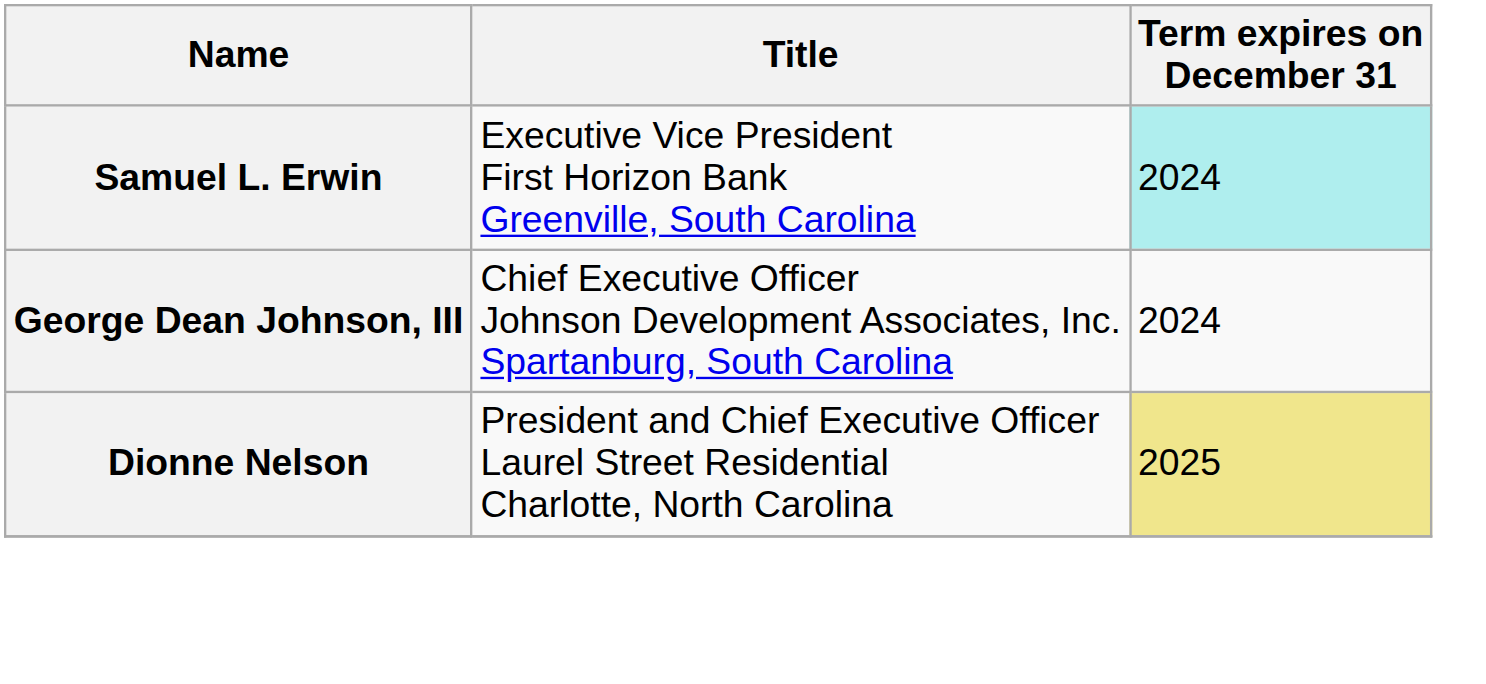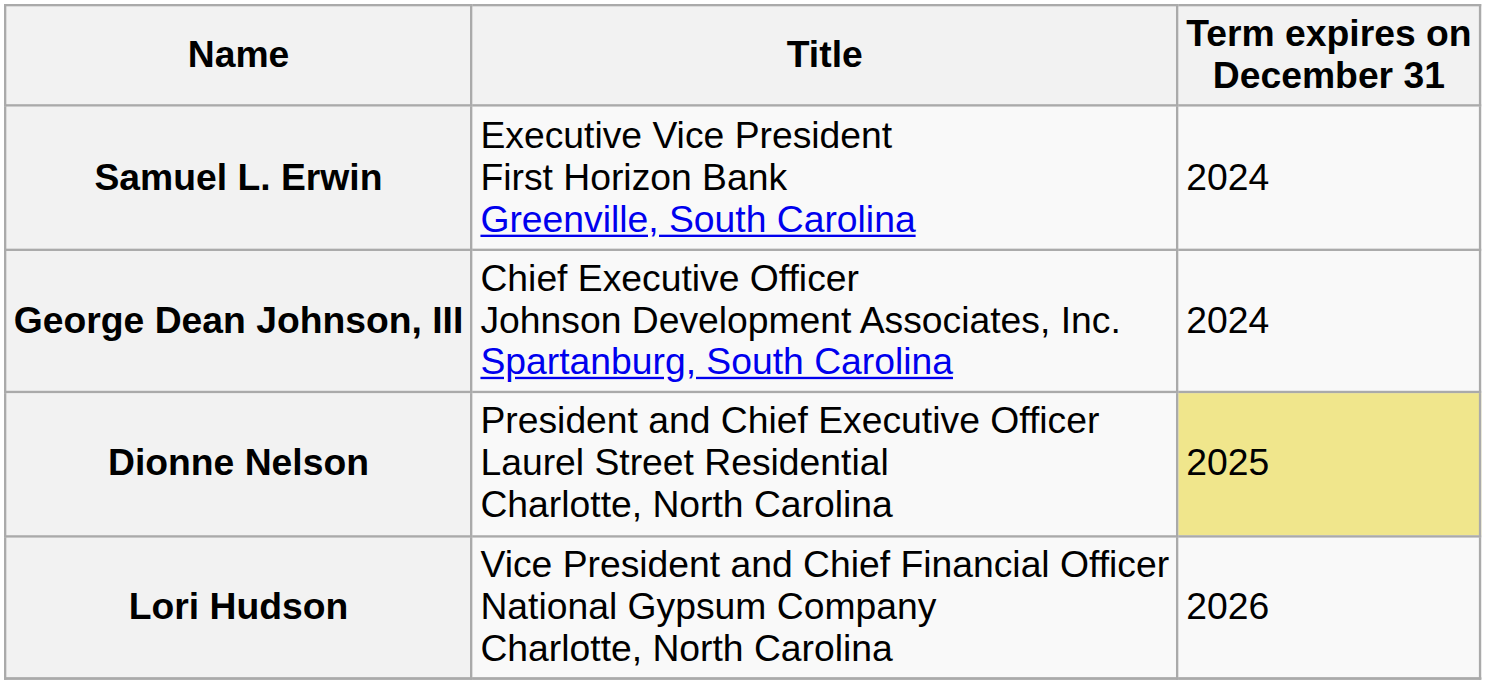(1179, 177) paleturquoise background -> (1228, 177) no background
+ row: (238, 606)
